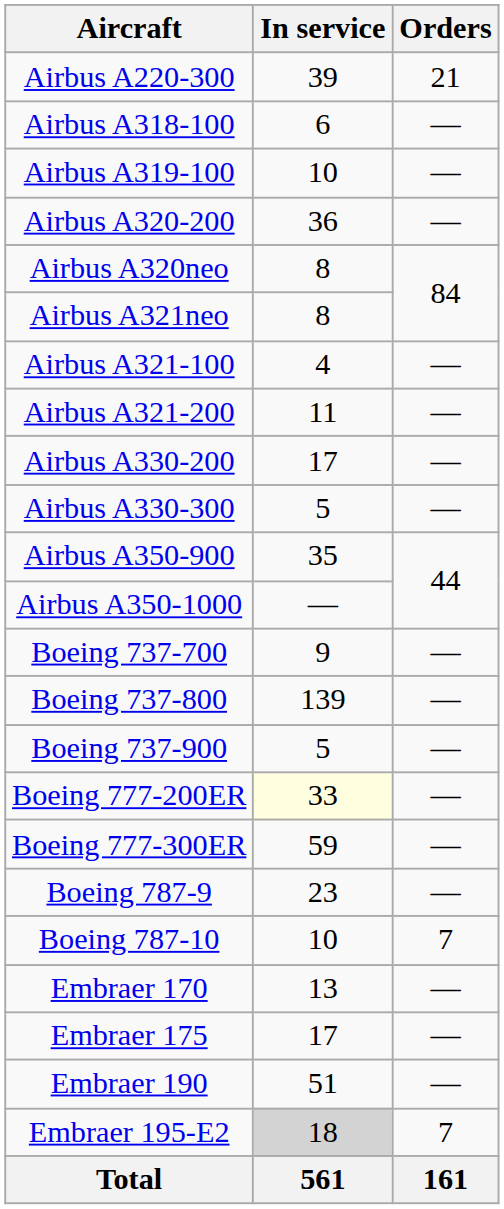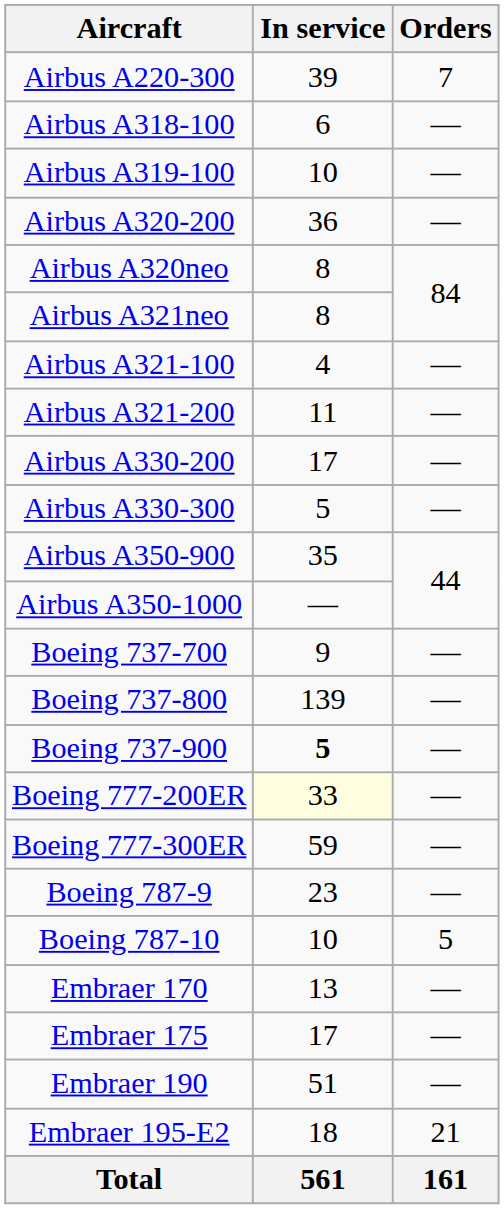(446, 76) 21 -> (446, 76) 7
(323, 747) normal -> (323, 747) bold
(446, 939) 7 -> (446, 939) 5
(323, 1131) lightgrey background -> (323, 1131) no background
(446, 1131) 7 -> (446, 1131) 21
